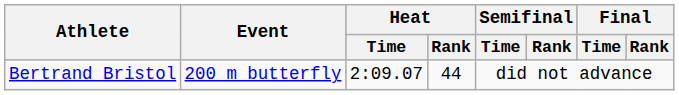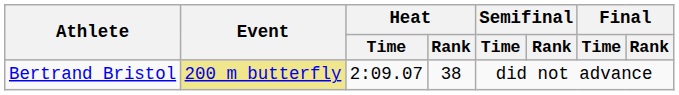(263, 74) no background -> (263, 74) khaki background
(451, 74) 44 -> (451, 74) 38
